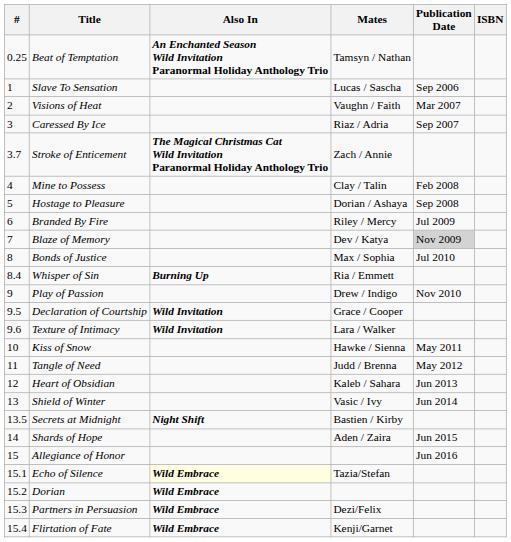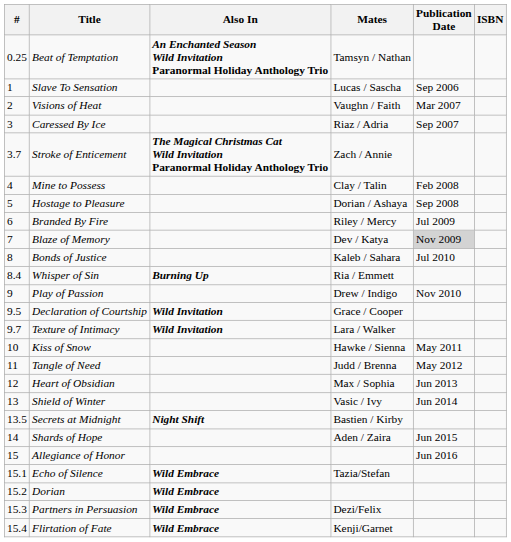(364, 257) Max / Sophia -> (367, 257) Kaleb / Sahara
(14, 329) 9.6 -> (14, 329) 9.7
(367, 383) Kaleb / Sahara -> (364, 383) Max / Sophia
(186, 473) lightyellow background -> (186, 473) no background
